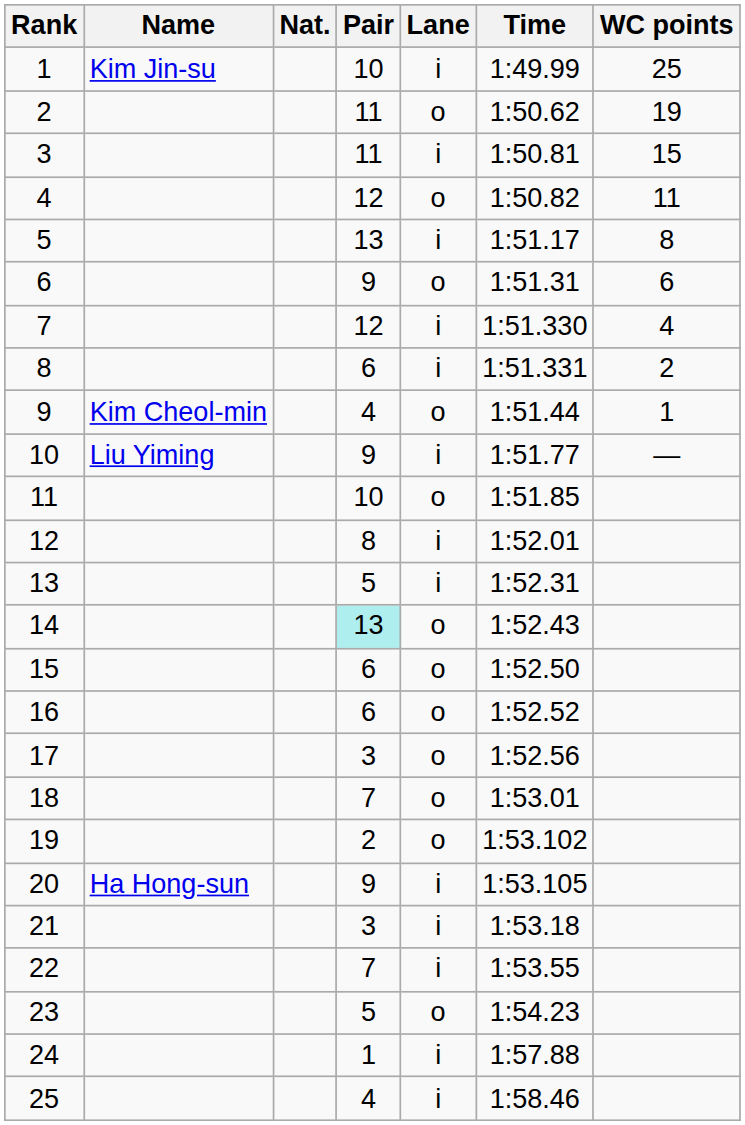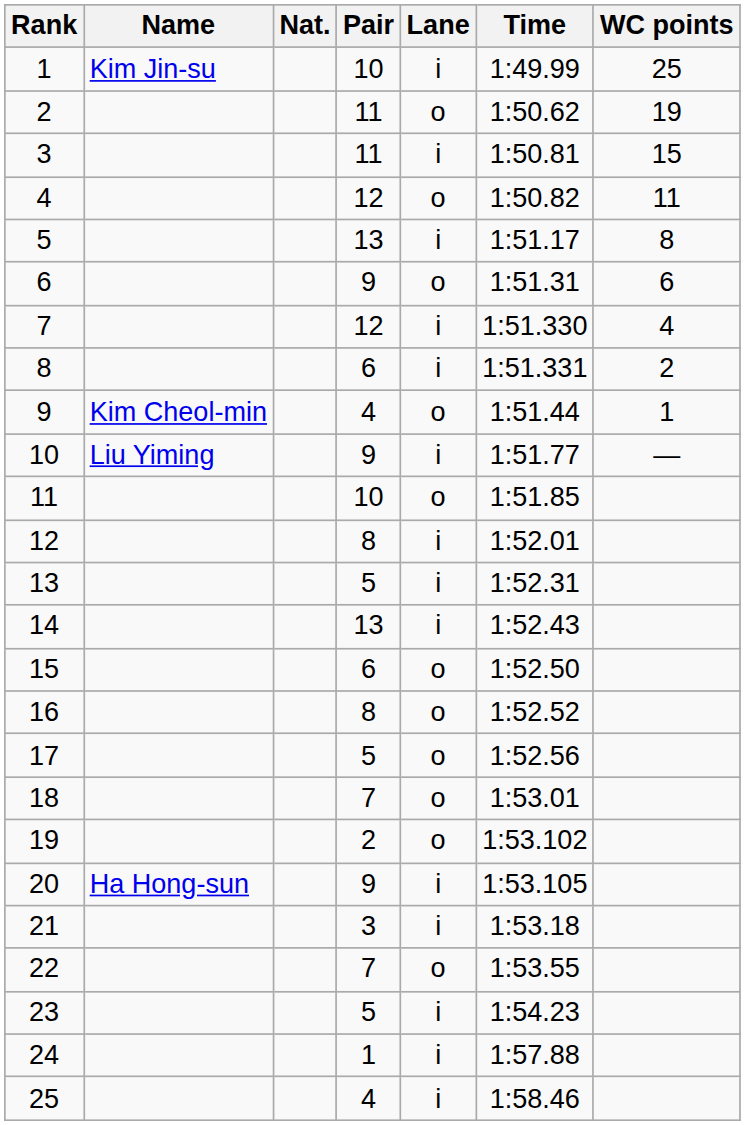(369, 626) paleturquoise background -> (369, 626) no background
(438, 626) o -> (438, 626) i
(369, 712) 6 -> (369, 712) 8
(369, 754) 3 -> (369, 754) 5
(438, 969) i -> (438, 969) o
(438, 1012) o -> (438, 1012) i
